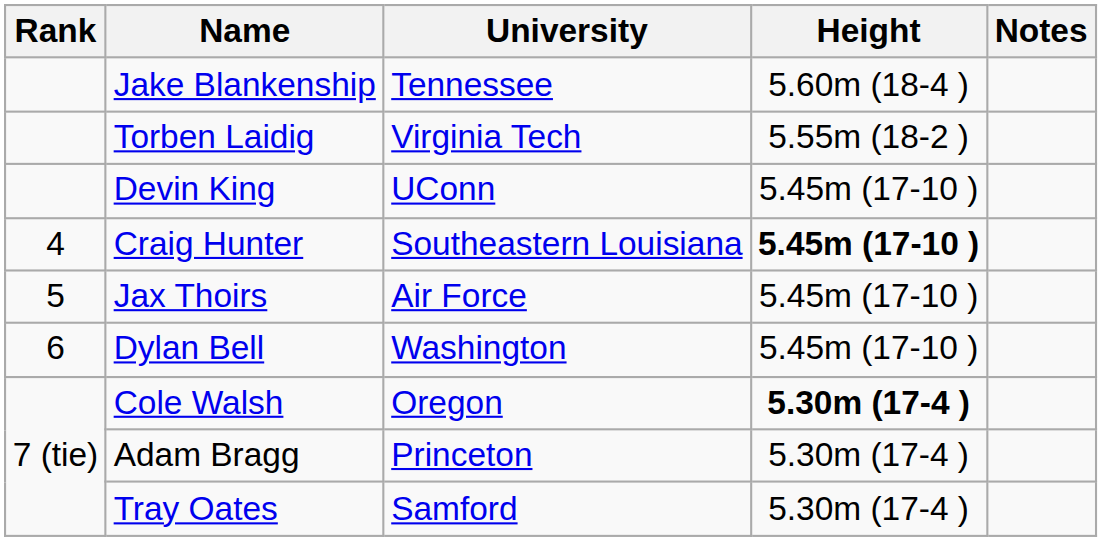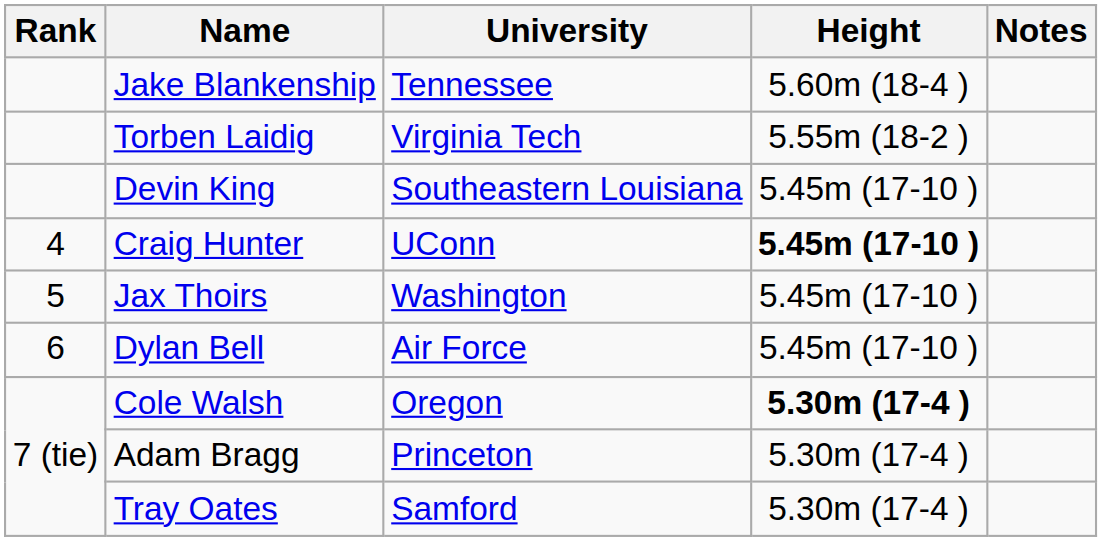(443, 190) UConn -> (567, 190) Southeastern Louisiana
(567, 243) Southeastern Louisiana -> (443, 243) UConn
(459, 296) Air Force -> (479, 296) Washington
(479, 349) Washington -> (459, 349) Air Force
